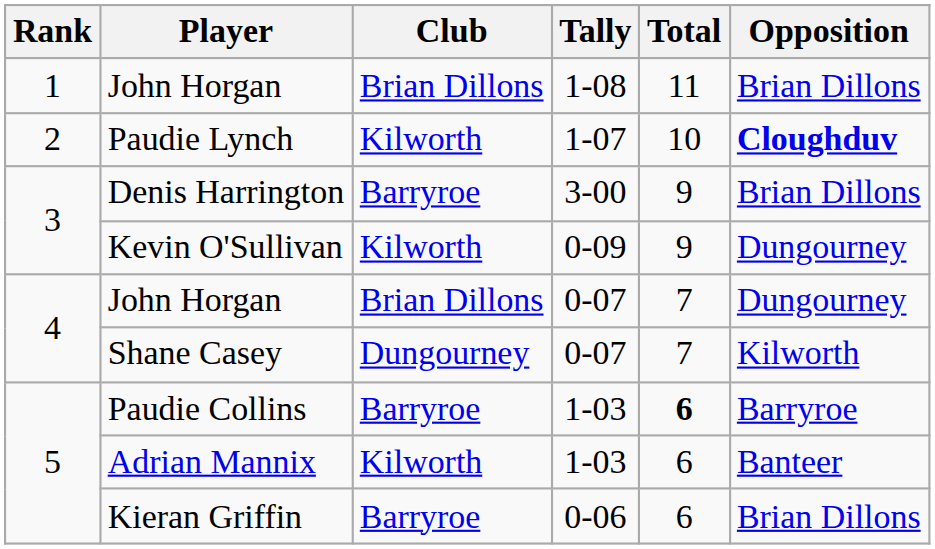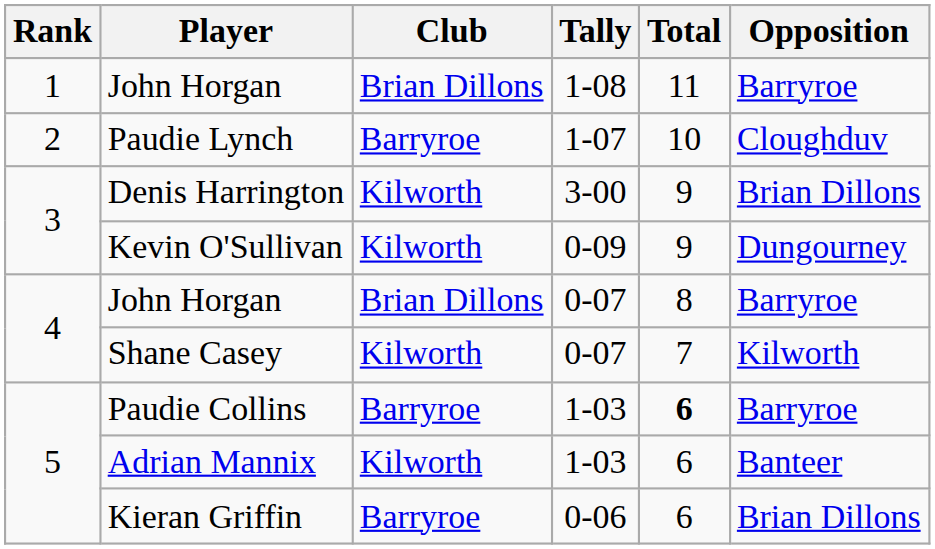(829, 85) Brian Dillons -> (797, 85) Barryroe
(421, 138) Kilworth -> (420, 138) Barryroe
(817, 138) bold -> (812, 138) normal
(420, 192) Barryroe -> (421, 192) Kilworth
(684, 300) 7 -> (684, 300) 8
(822, 300) Dungourney -> (797, 300) Barryroe
(445, 354) Dungourney -> (421, 354) Kilworth
